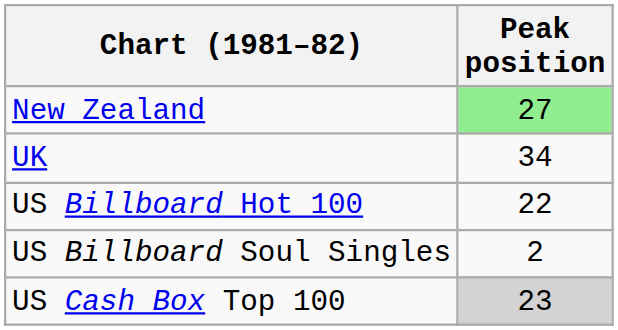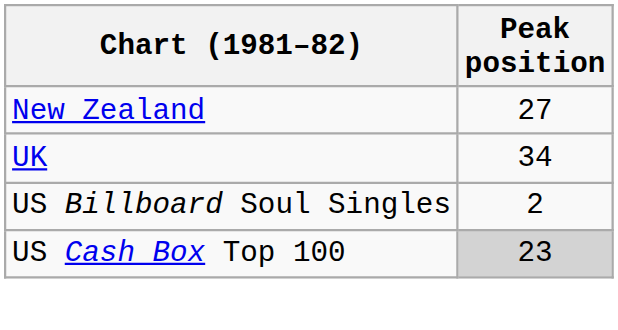(535, 110) lightgreen background -> (535, 110) no background
- row: (188, 206)
